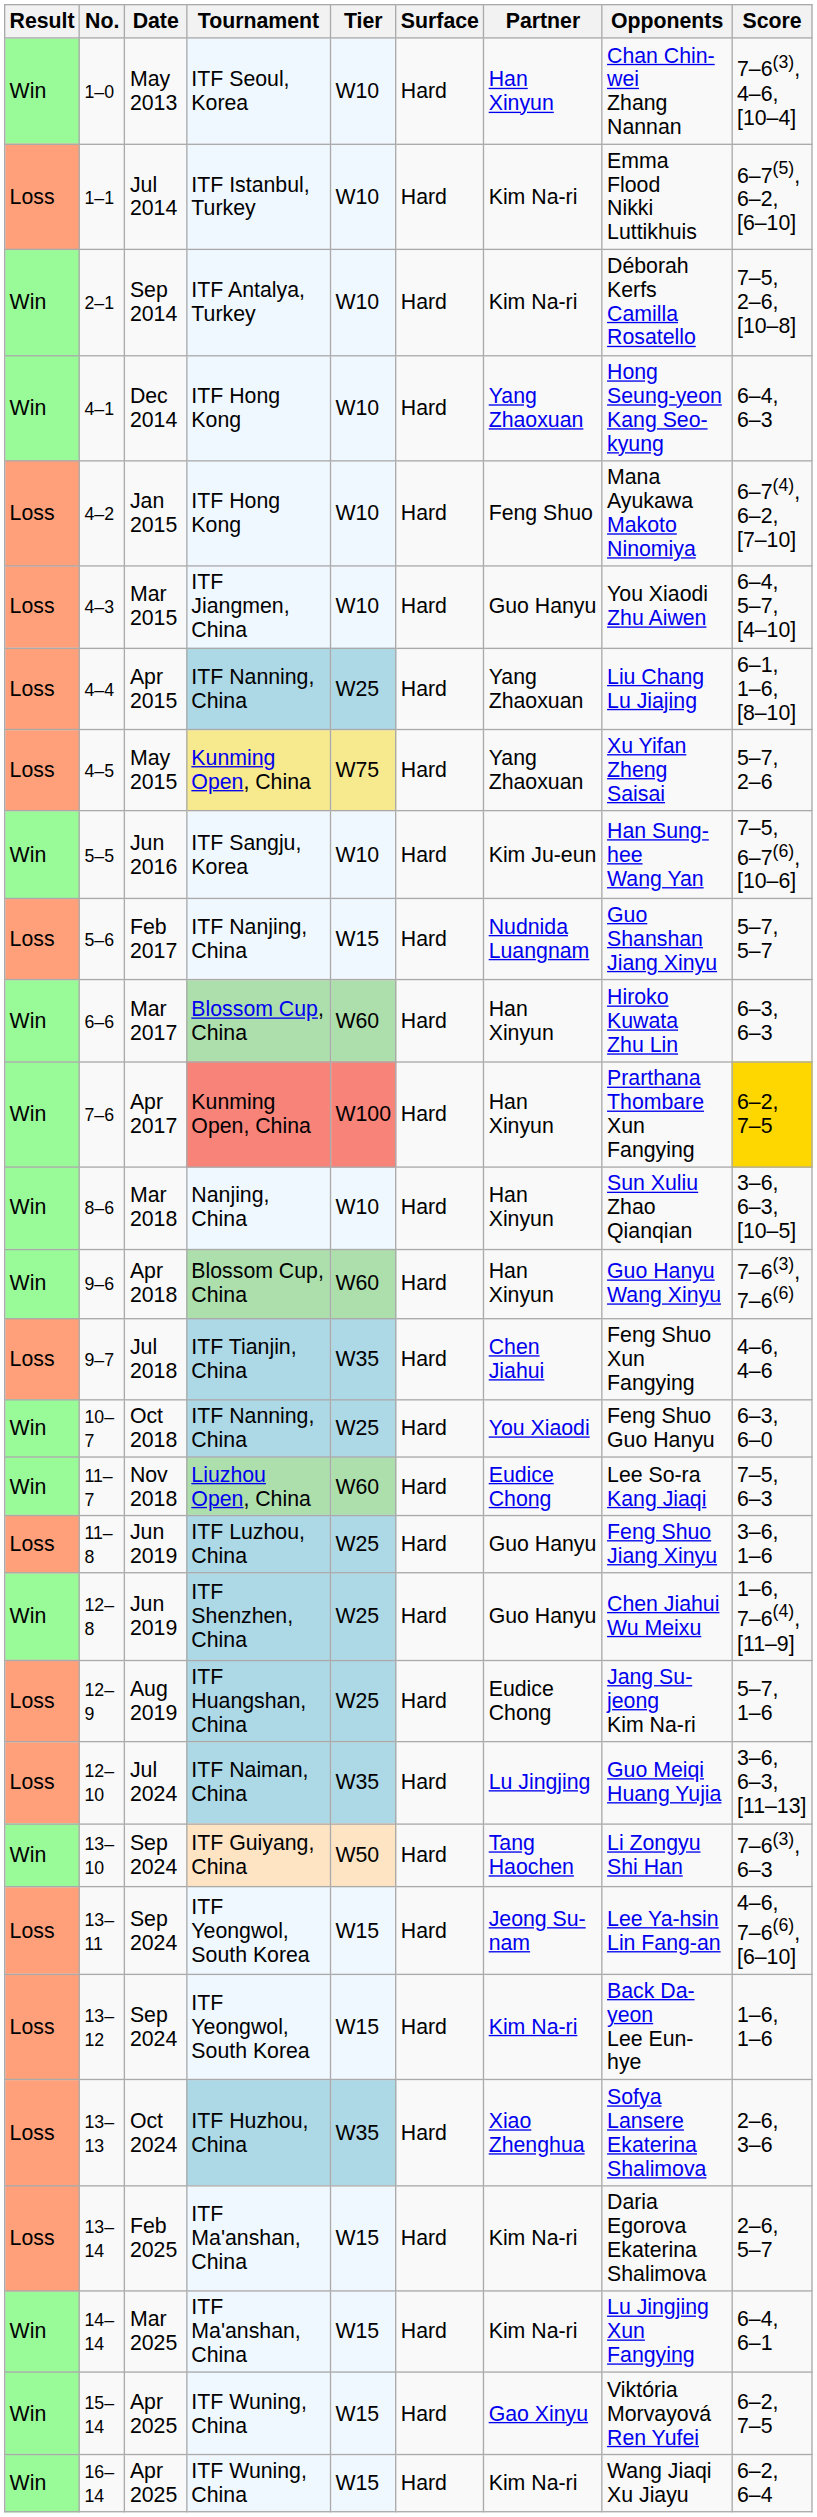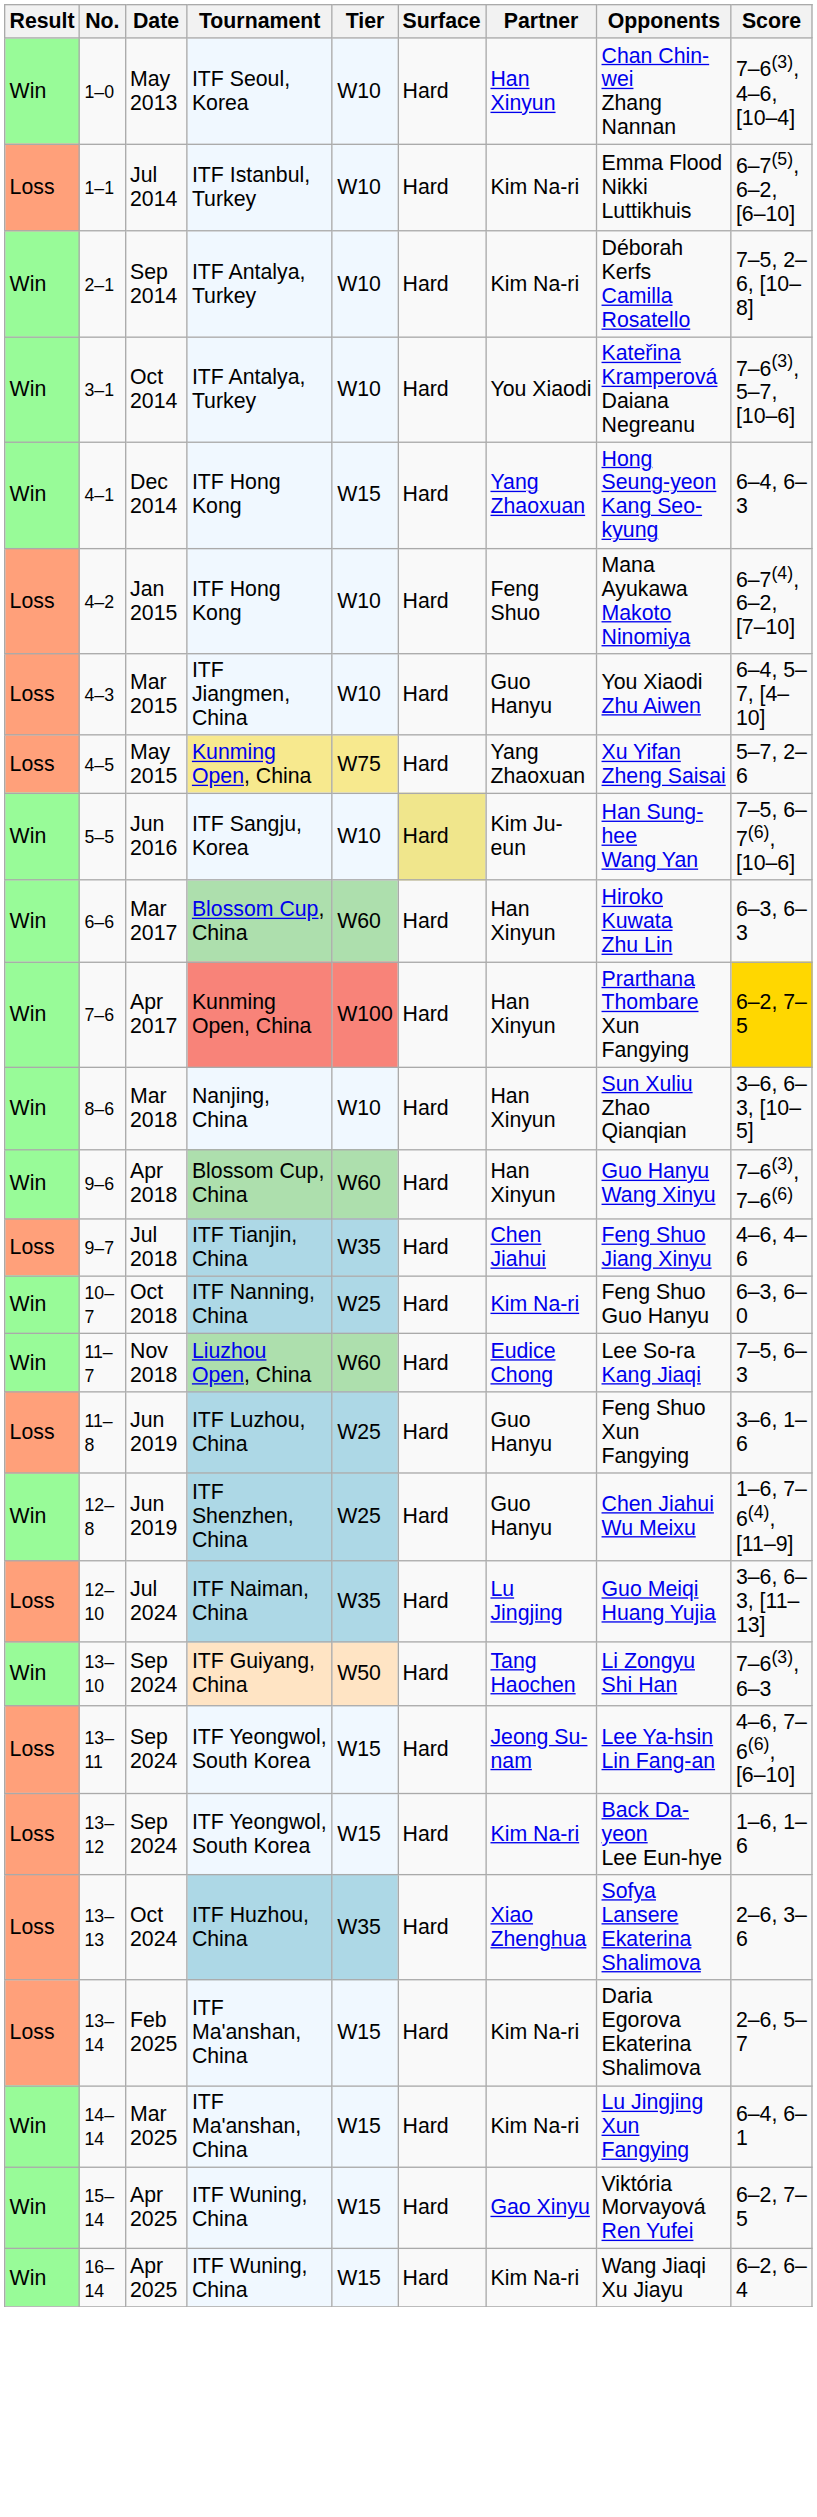+ row: (99, 390)
(357, 407) W10 -> (359, 495) W15
- row: (99, 689)
(424, 854) no background -> (426, 836) khaki background
- row: (99, 940)
(659, 1358) Feng Shuo Xun Fangying -> (657, 1247) Feng Shuo Jiang Xinyu
(539, 1428) You Xiaodi -> (535, 1304) Kim Na-ri
(662, 1543) Feng Shuo Jiang Xinyu -> (654, 1432) Feng Shuo Xun Fangying
- row: (99, 1702)
